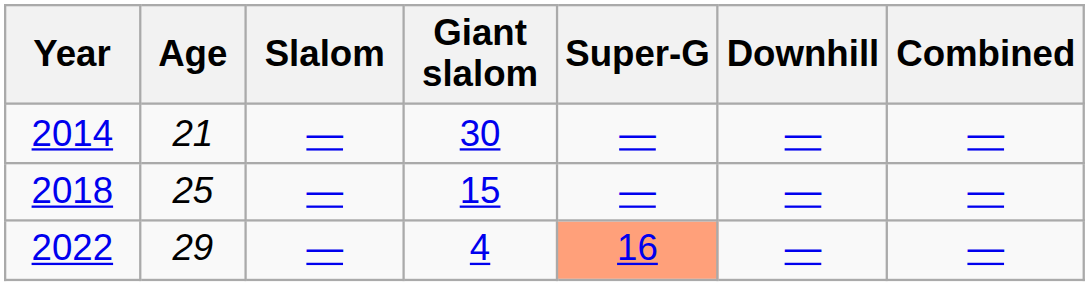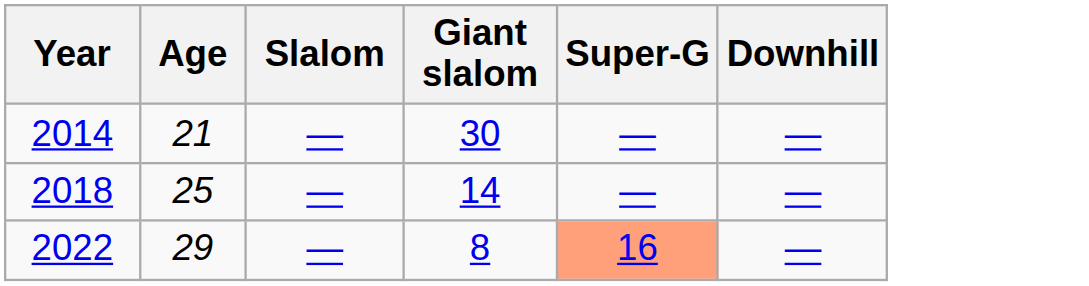- column: (986, 54)
(480, 190) 15 -> (480, 190) 14
(480, 249) 4 -> (480, 249) 8
